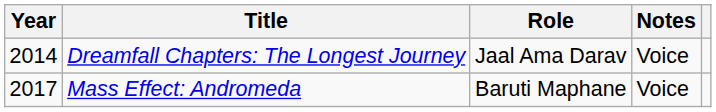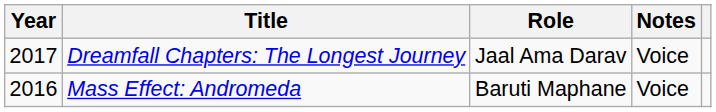(33, 55) 2014 -> (33, 55) 2017
(33, 89) 2017 -> (33, 89) 2016
